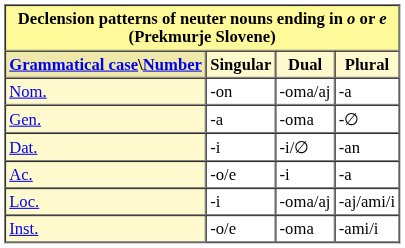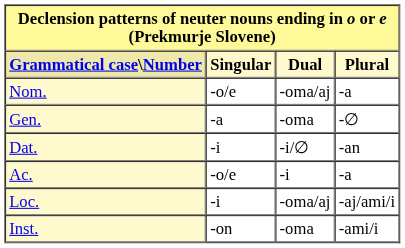(221, 91) -on -> (223, 91) -o/e
(223, 228) -o/e -> (221, 228) -on
